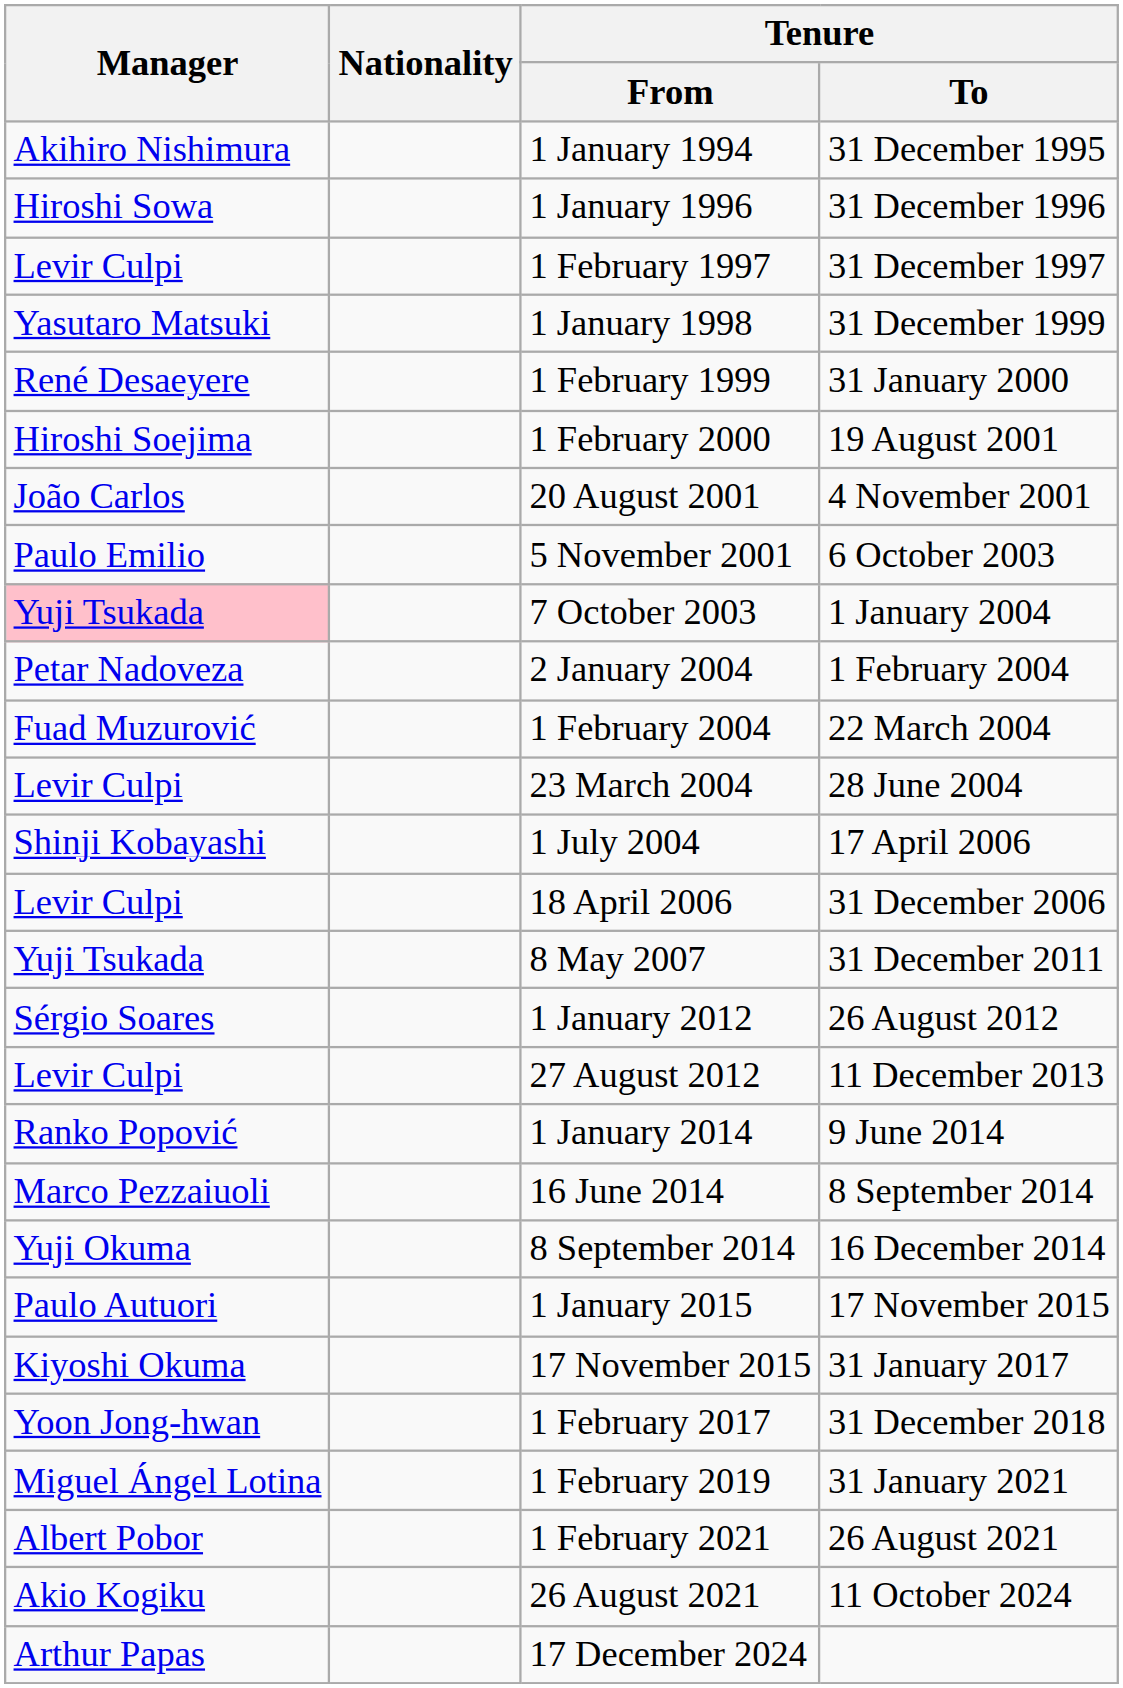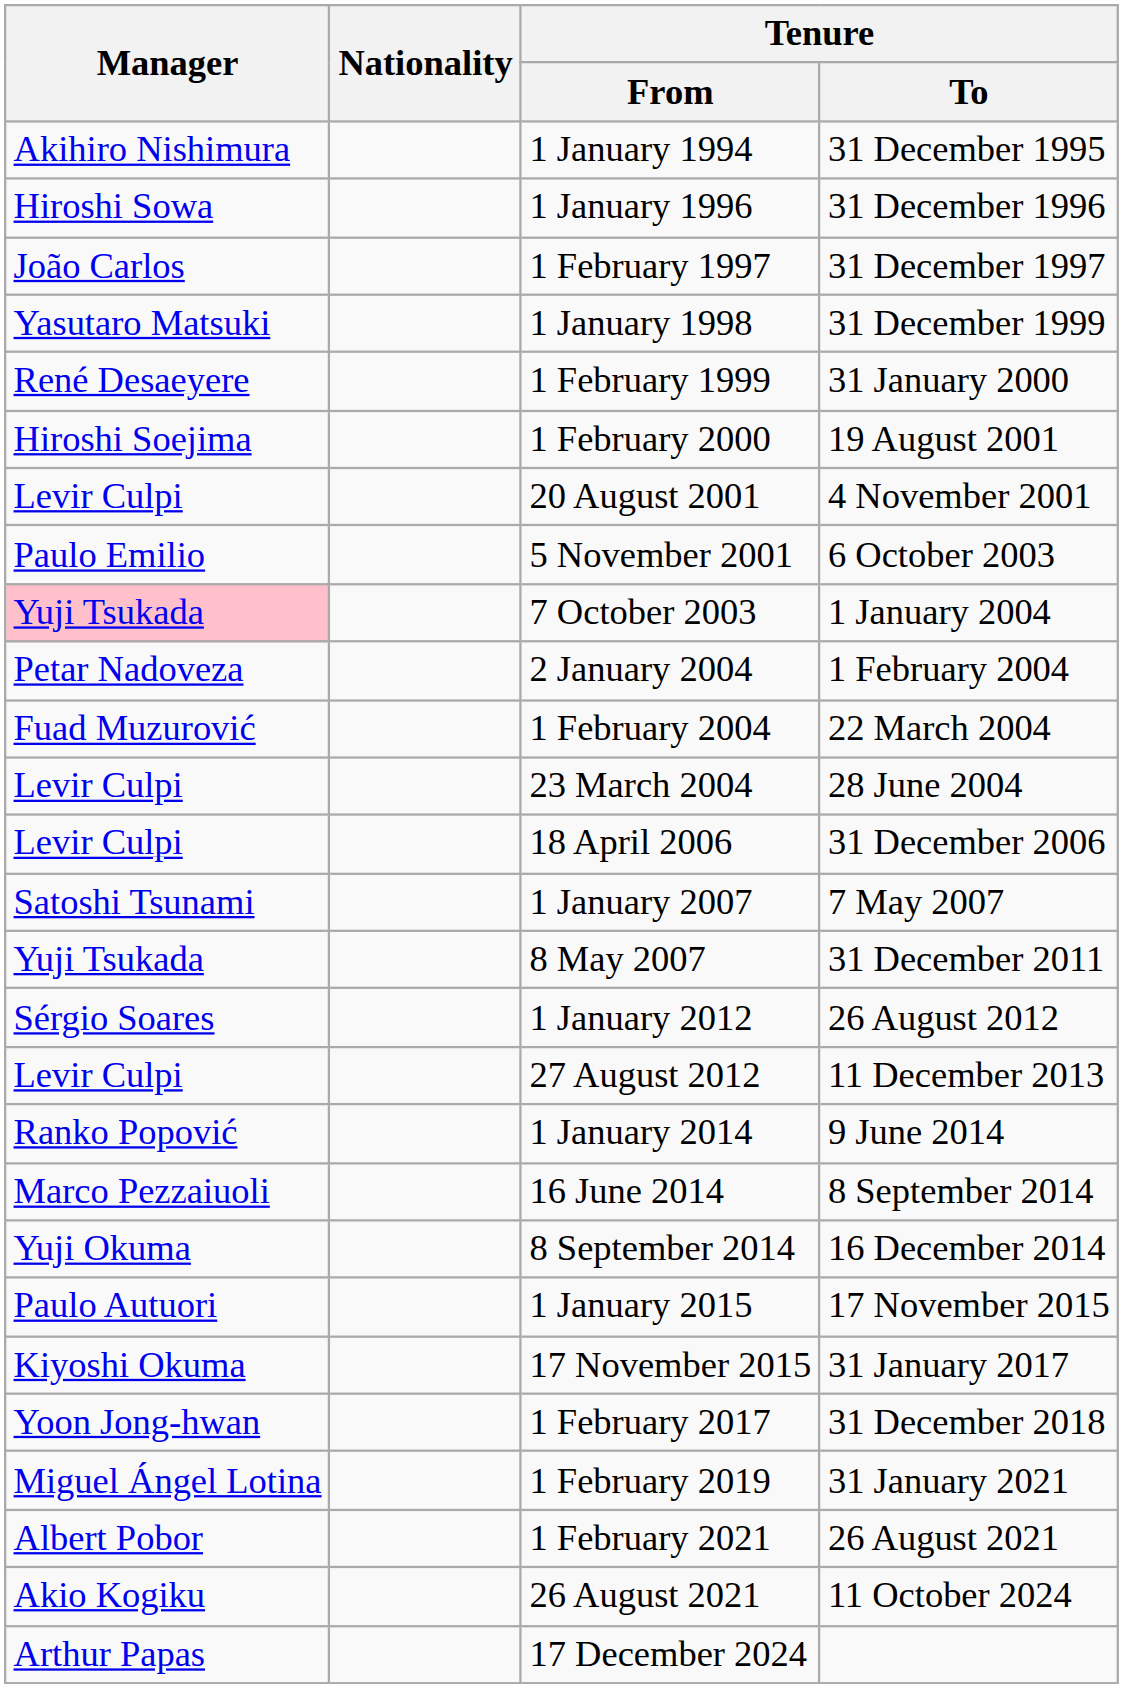(98, 264) Levir Culpi -> (99, 264) João Carlos
(99, 496) João Carlos -> (98, 496) Levir Culpi
- row: (615, 843)
+ row: (641, 901)
